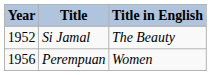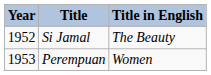(22, 59) 1956 -> (22, 59) 1953
